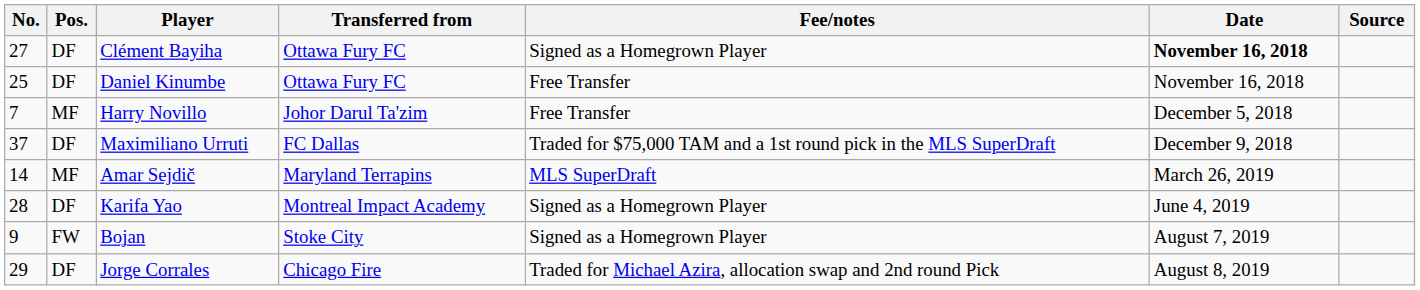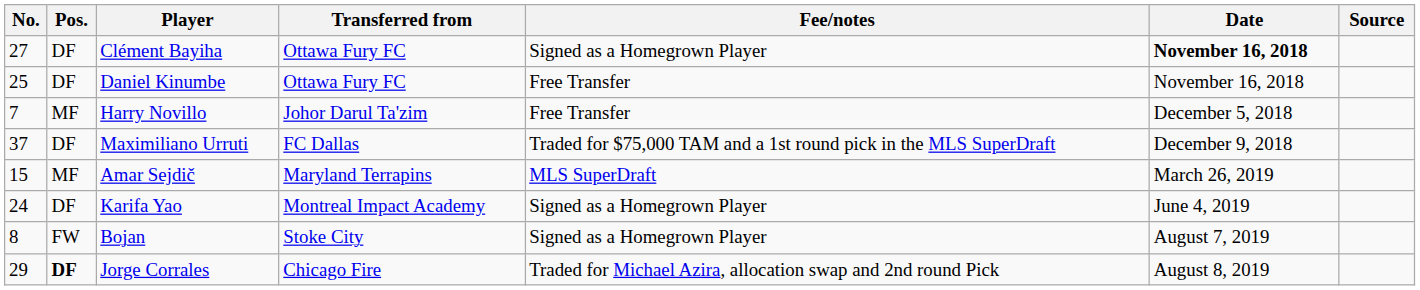(18, 175) 14 -> (18, 175) 15
(18, 206) 28 -> (18, 206) 24
(14, 237) 9 -> (14, 237) 8
(64, 268) normal -> (64, 268) bold
